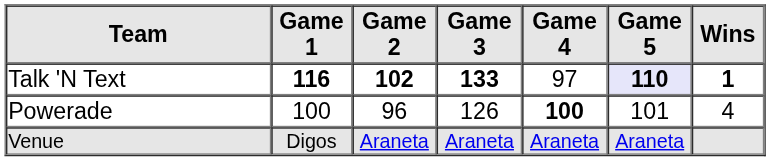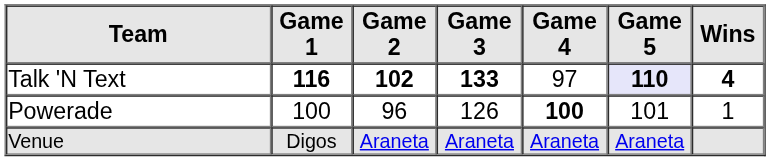(728, 79) 1 -> (728, 79) 4
(728, 111) 4 -> (728, 111) 1
